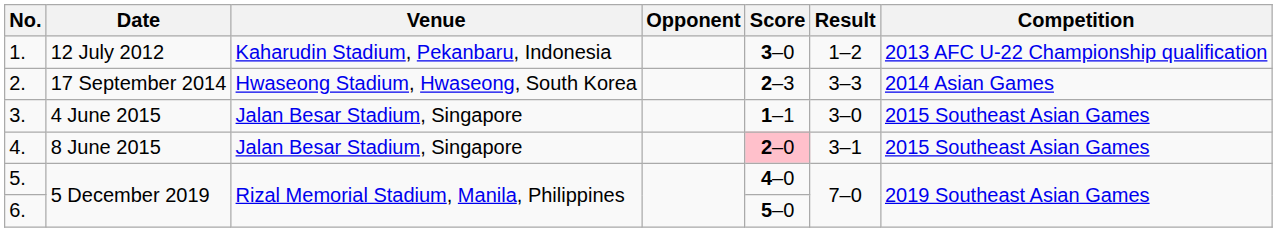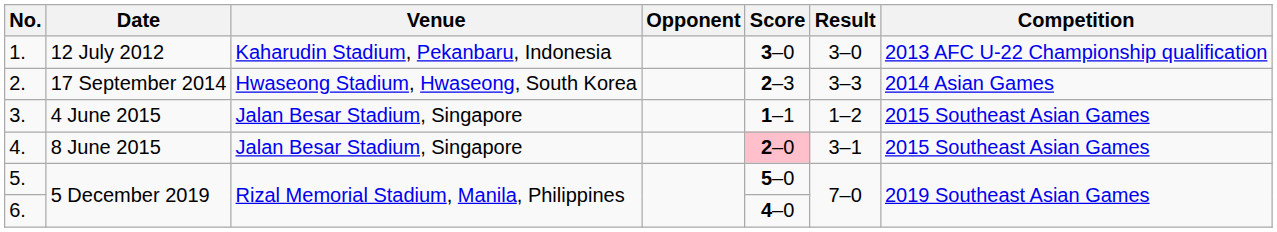(845, 52) 1–2 -> (845, 52) 3–0
(845, 115) 3–0 -> (845, 115) 1–2
(778, 178) 4–0 -> (778, 178) 5–0
(778, 210) 5–0 -> (778, 210) 4–0
